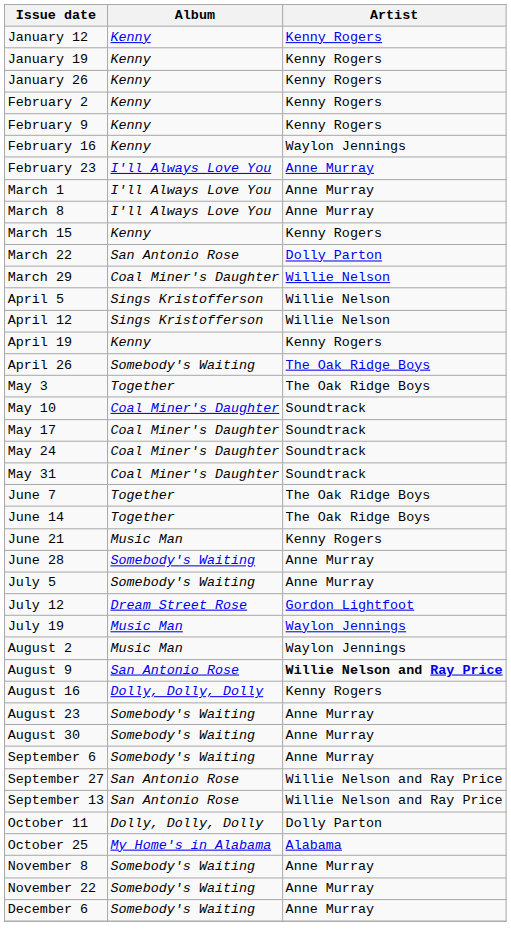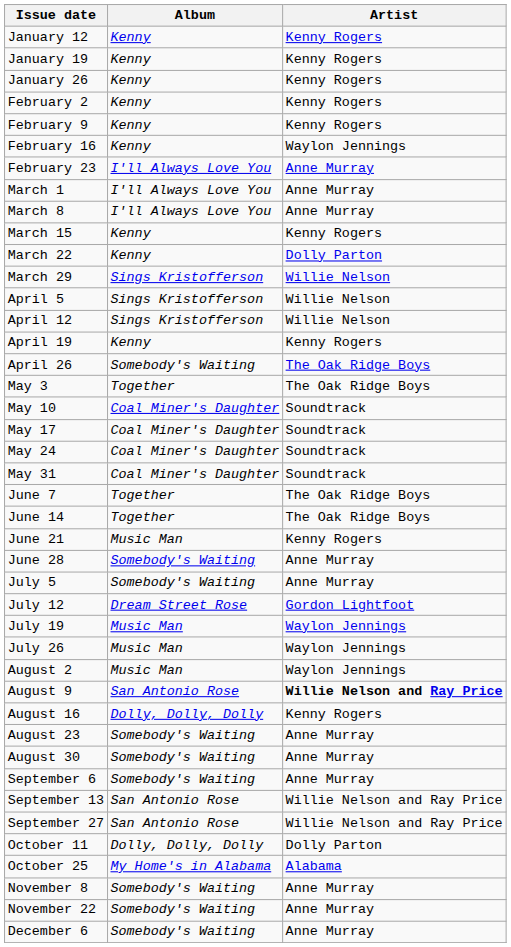(175, 255) San Antonio Rose -> (131, 255) Kenny
(195, 277) Coal Miner's Daughter -> (187, 277) Sings Kristofferson
+ row: (36, 648)
rows swapped: (56, 801) <-> (56, 779)
